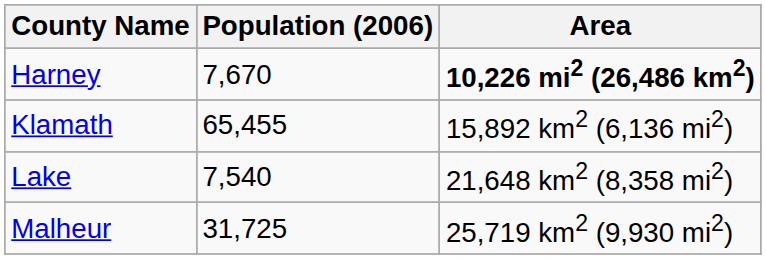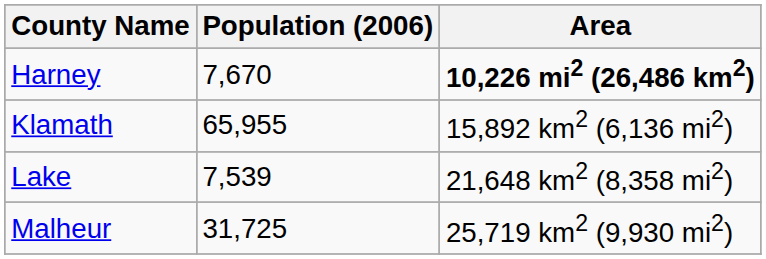(245, 125) 65,455 -> (245, 125) 65,955
(237, 176) 7,540 -> (237, 176) 7,539
